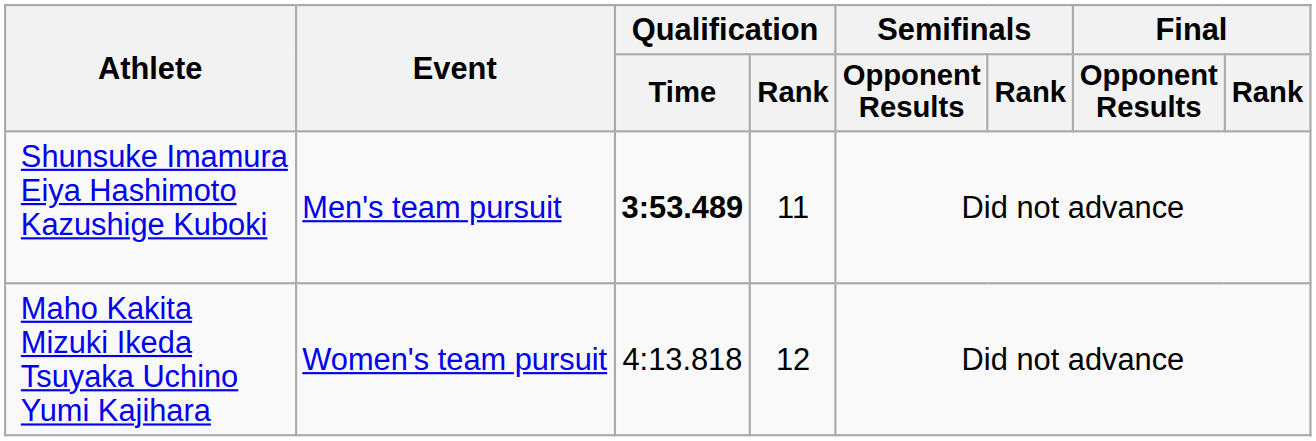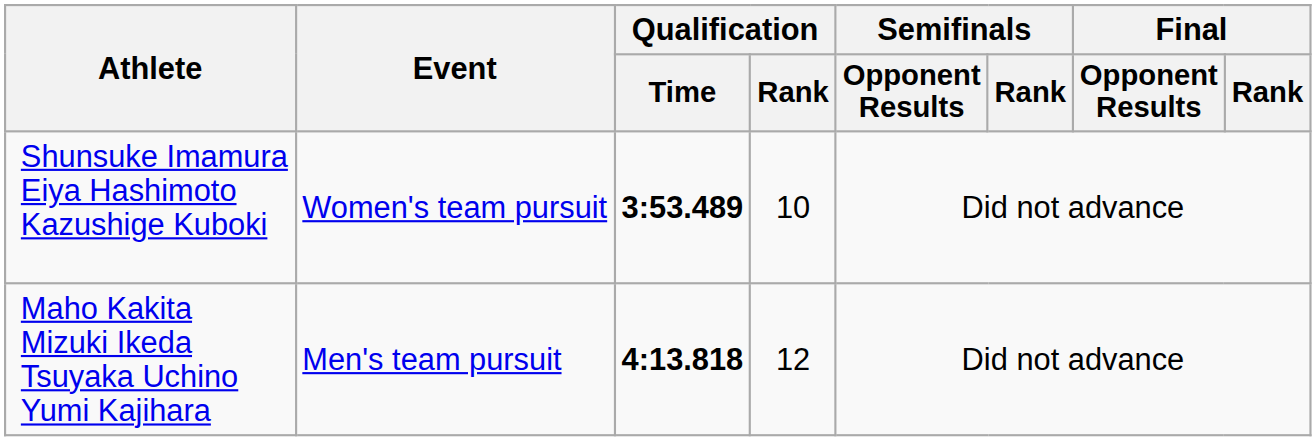(432, 208) Men's team pursuit -> (455, 208) Women's team pursuit
(793, 208) 11 -> (793, 208) 10
(455, 359) Women's team pursuit -> (432, 359) Men's team pursuit
(682, 359) normal -> (682, 359) bold
